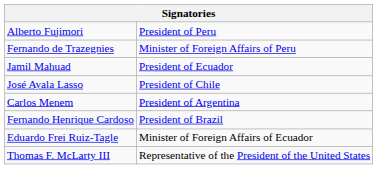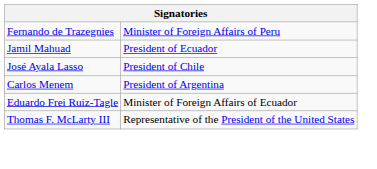- row: (45, 31)
- row: (70, 119)
